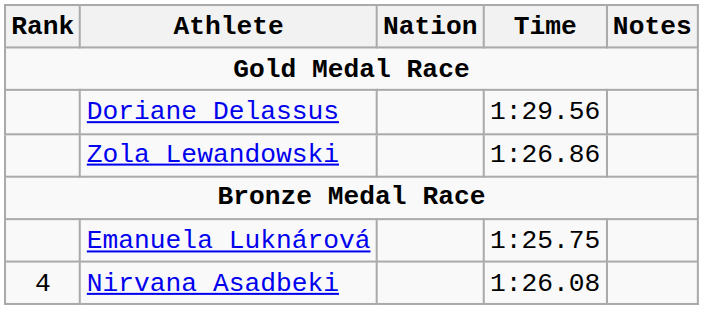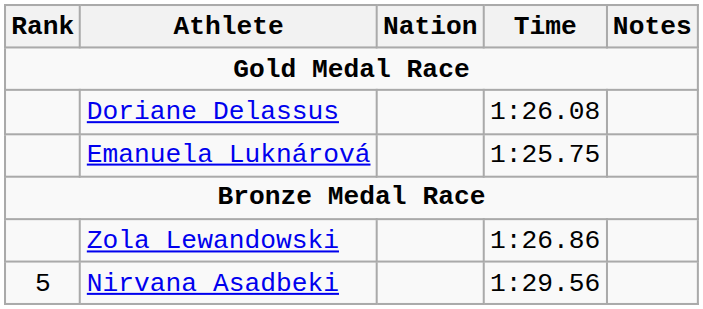(545, 112) 1:29.56 -> (545, 112) 1:26.08
rows swapped: (213, 155) <-> (229, 240)
(43, 283) 4 -> (43, 283) 5
(545, 283) 1:26.08 -> (545, 283) 1:29.56
